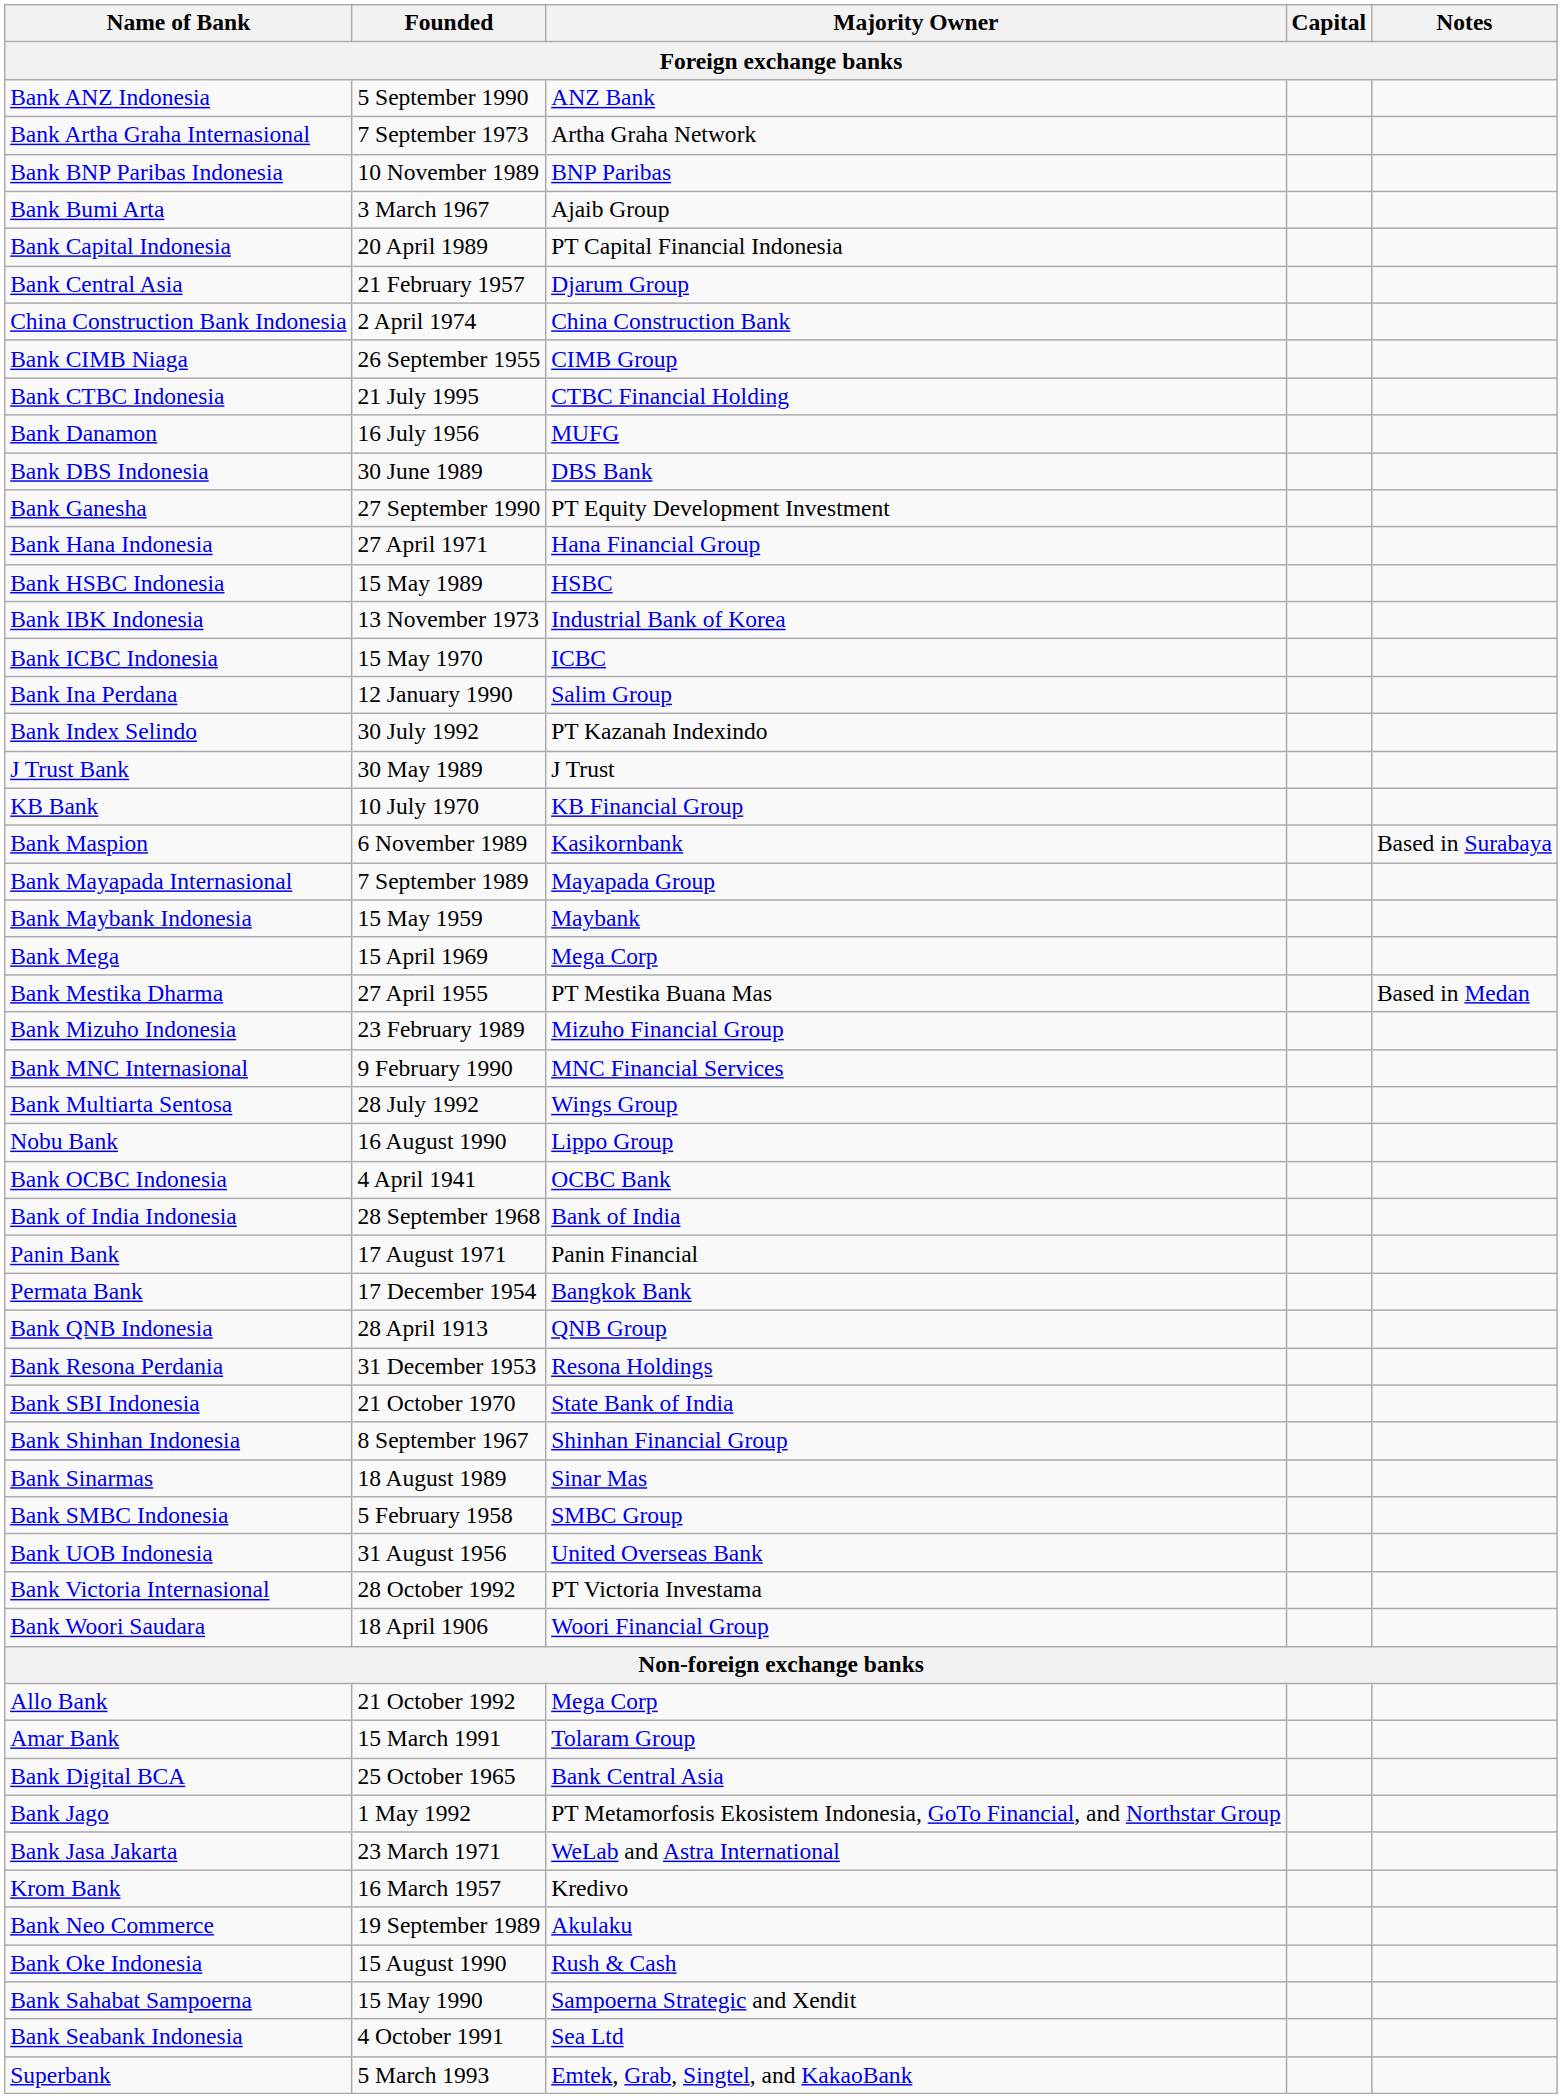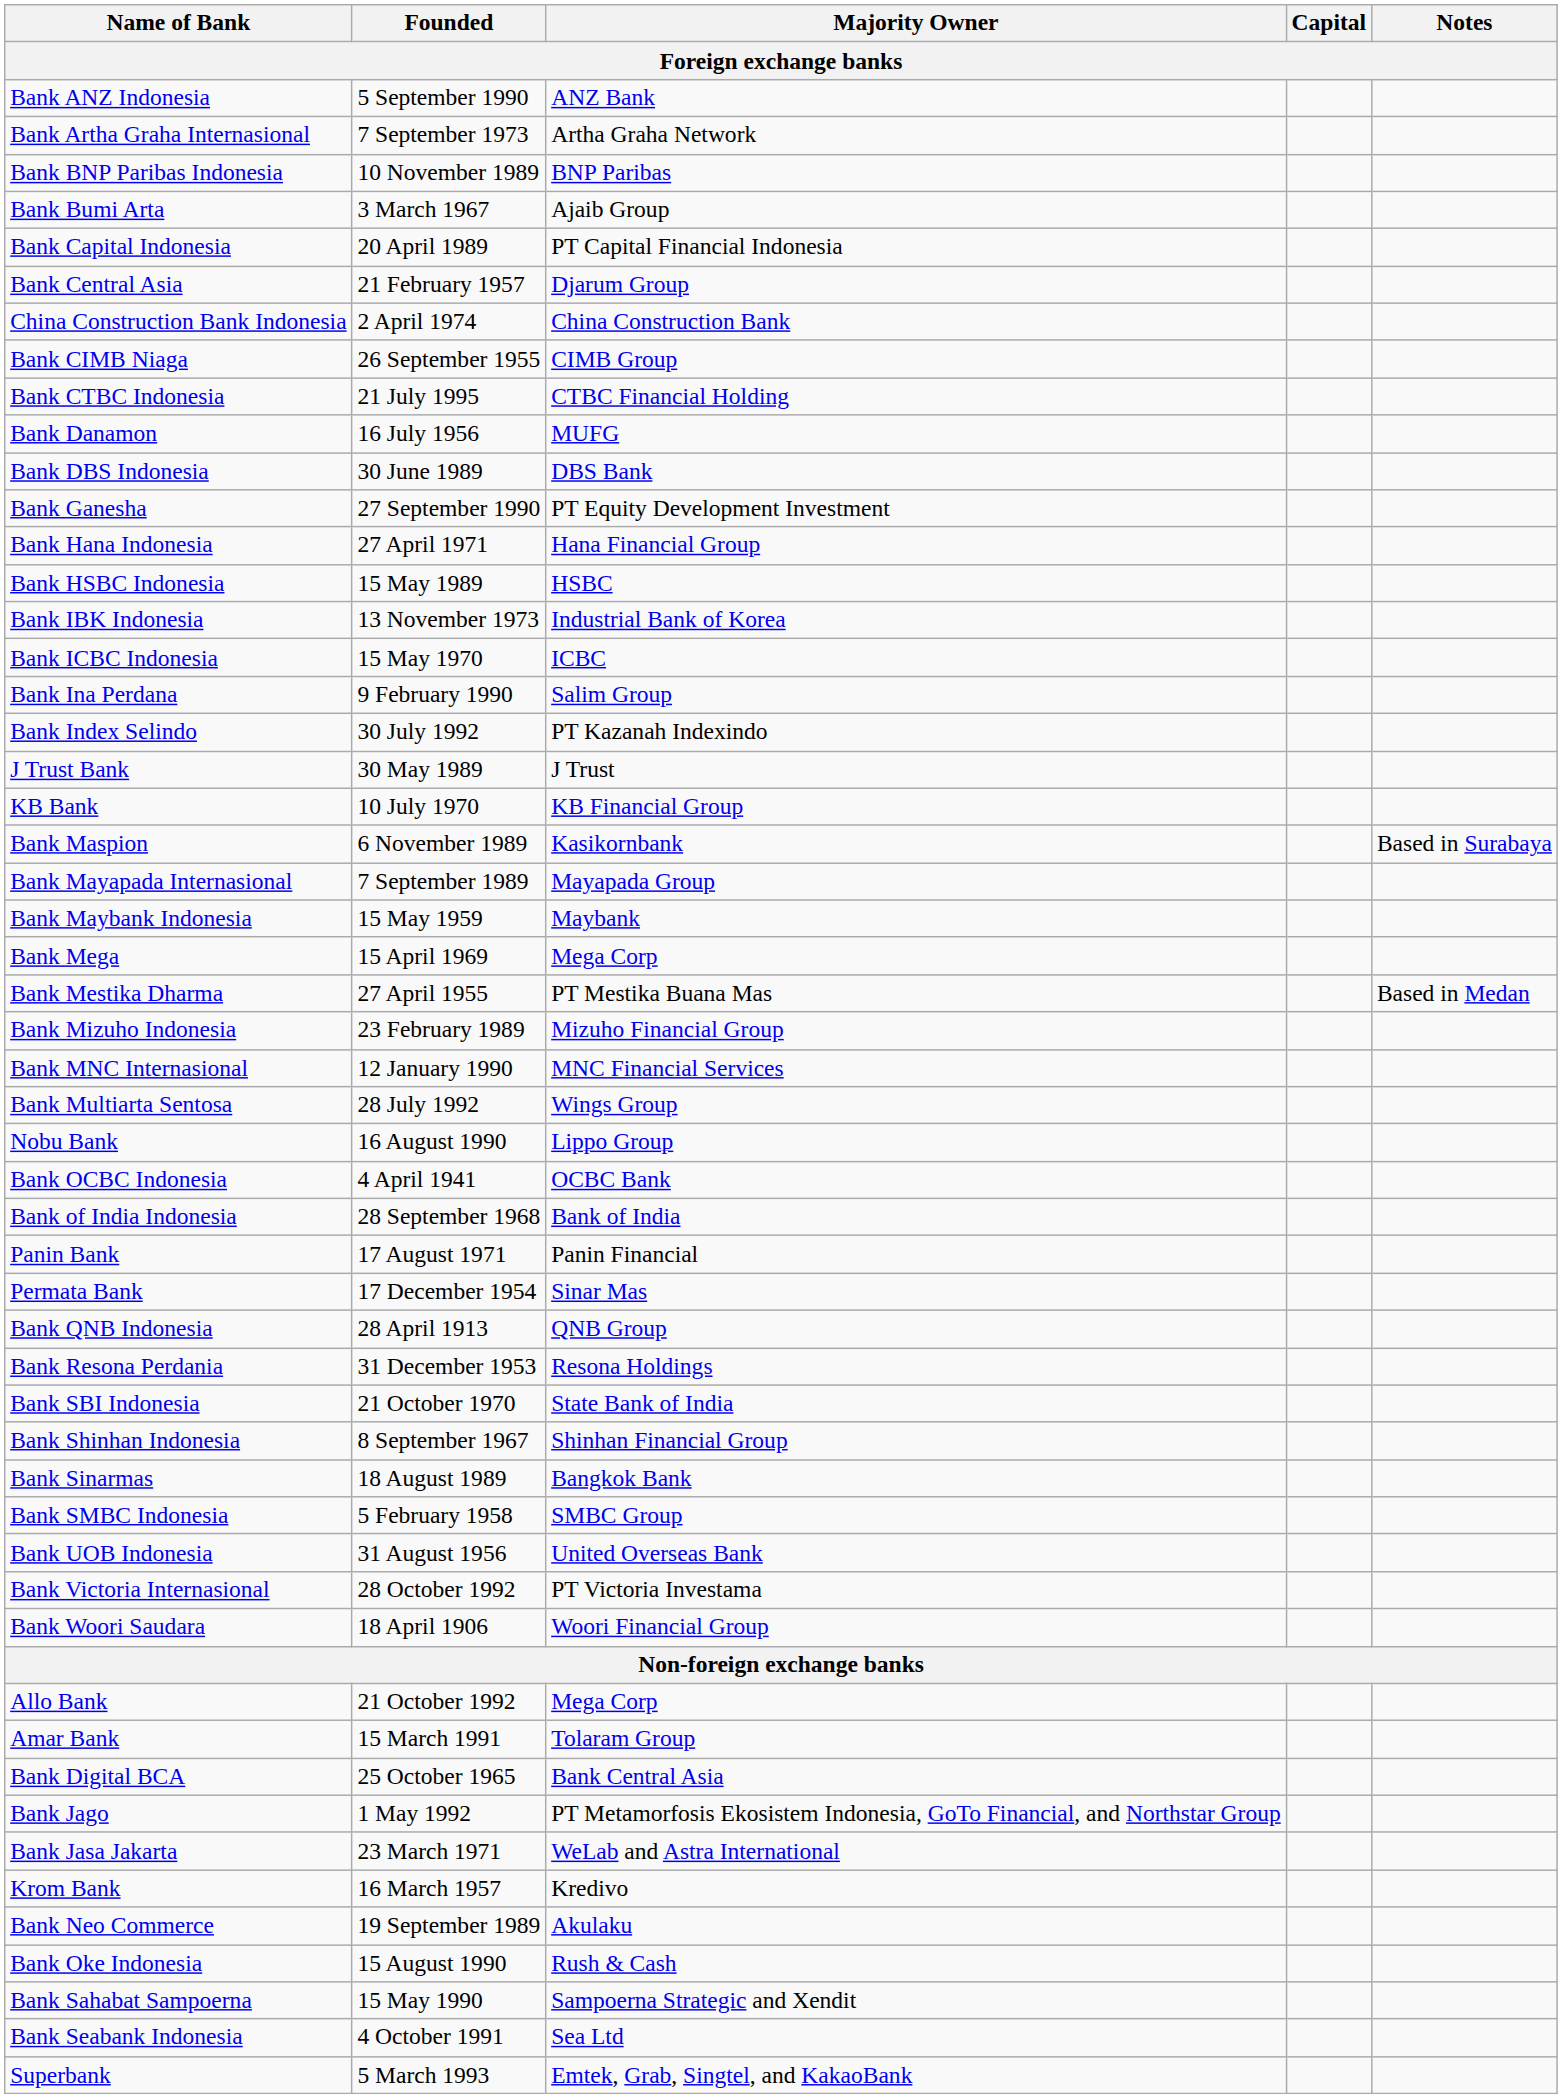(435, 694) 12 January 1990 -> (435, 694) 9 February 1990
(435, 1067) 9 February 1990 -> (435, 1067) 12 January 1990
(621, 1291) Bangkok Bank -> (599, 1291) Sinar Mas
(599, 1477) Sinar Mas -> (621, 1477) Bangkok Bank
